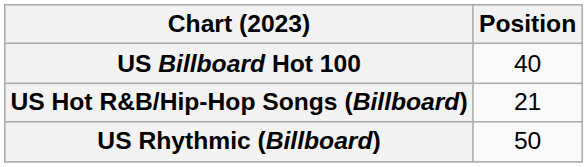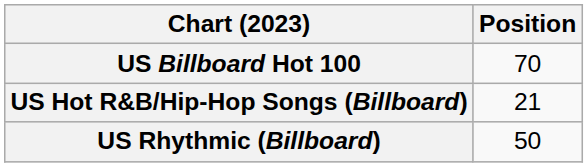(528, 63) 40 -> (528, 63) 70
